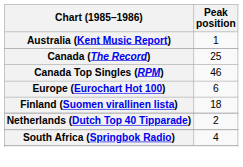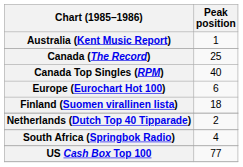(216, 72) 46 -> (216, 72) 40
+ row: (99, 154)
